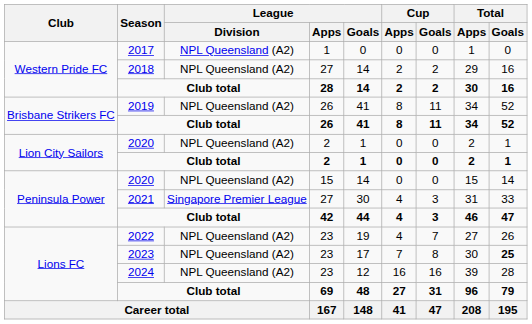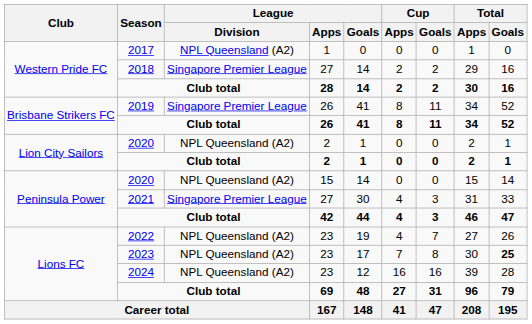(237, 69) NPL Queensland (A2) -> (237, 69) Singapore Premier League
(237, 106) NPL Queensland (A2) -> (237, 106) Singapore Premier League
